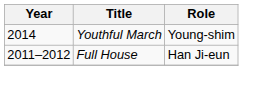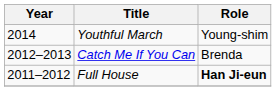+ row: (136, 55)
(199, 55) normal -> (234, 75) bold
